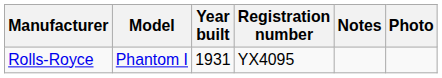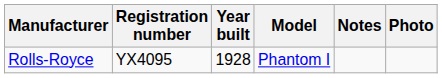columns swapped: (152, 25) <-> (284, 25)
(213, 60) 1931 -> (233, 60) 1928
